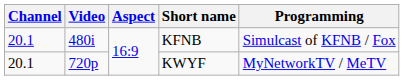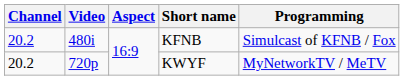(21, 39) 20.1 -> (21, 39) 20.2
(21, 63) 20.1 -> (21, 63) 20.2
